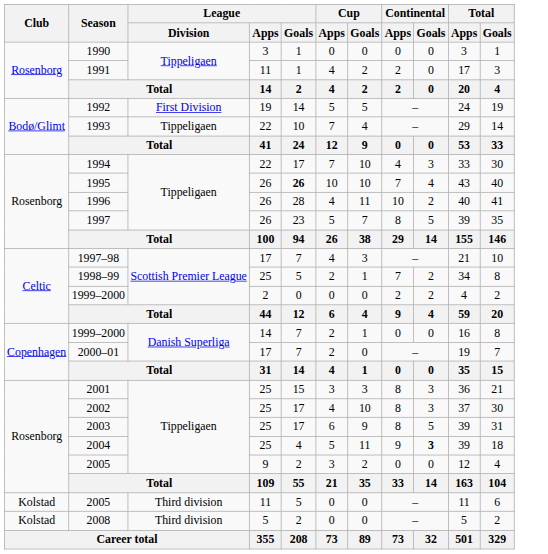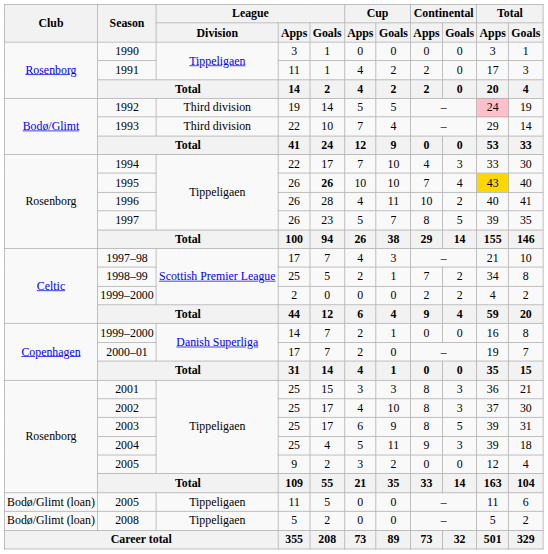(189, 107) First Division -> (217, 107) Third division
(464, 107) no background -> (493, 107) pink background
(189, 126) Tippeligaen -> (217, 126) Third division
(464, 182) no background -> (493, 182) gold background
(431, 445) bold -> (460, 445) normal
(37, 502) Kolstad -> (51, 502) Bodø/Glimt (loan)
(189, 502) Third division -> (217, 502) Tippeligaen
(37, 520) Kolstad -> (51, 520) Bodø/Glimt (loan)
(189, 520) Third division -> (217, 520) Tippeligaen
